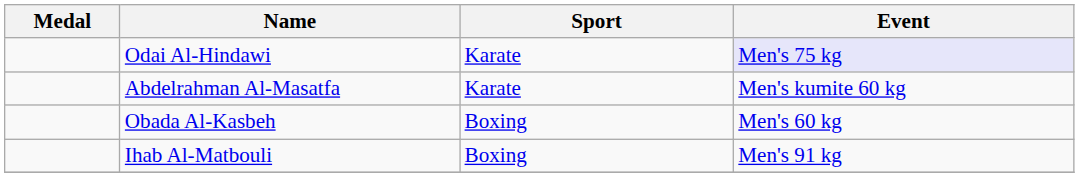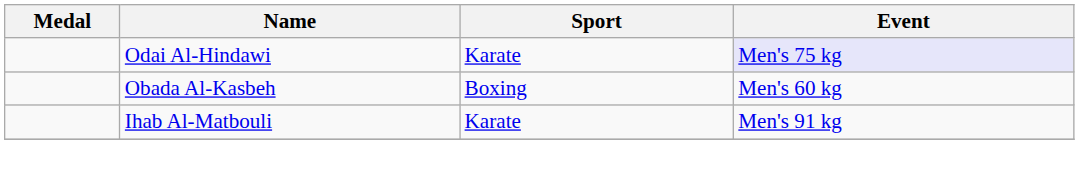- row: (232, 88)
(496, 155) Boxing -> (493, 121) Karate
